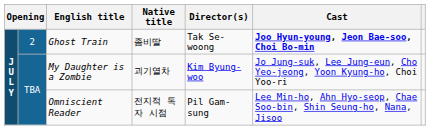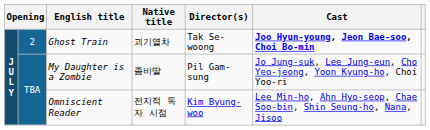(148, 41) 좀비딸 -> (152, 41) 괴기열차
(152, 72) 괴기열차 -> (148, 72) 좀비딸
(214, 72) Kim Byung-woo -> (209, 72) Pil Gam-sung
(209, 107) Pil Gam-sung -> (214, 107) Kim Byung-woo
